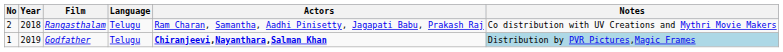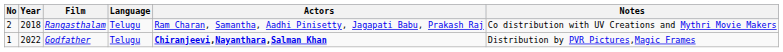(31, 39) 2019 -> (31, 39) 2022
(592, 39) lightblue background -> (592, 39) no background
